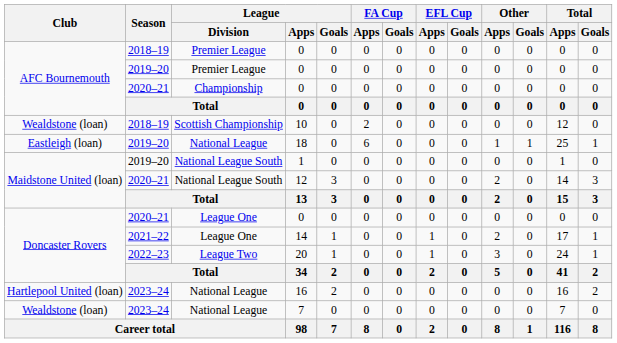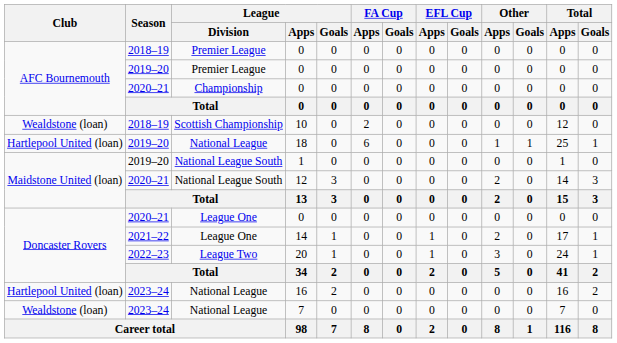(65, 143) Eastleigh (loan) -> (65, 143) Hartlepool United (loan)
